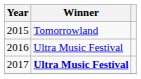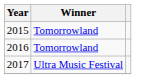(78, 47) Ultra Music Festival -> (66, 47) Tomorrowland
(81, 64) bold -> (78, 64) normal
